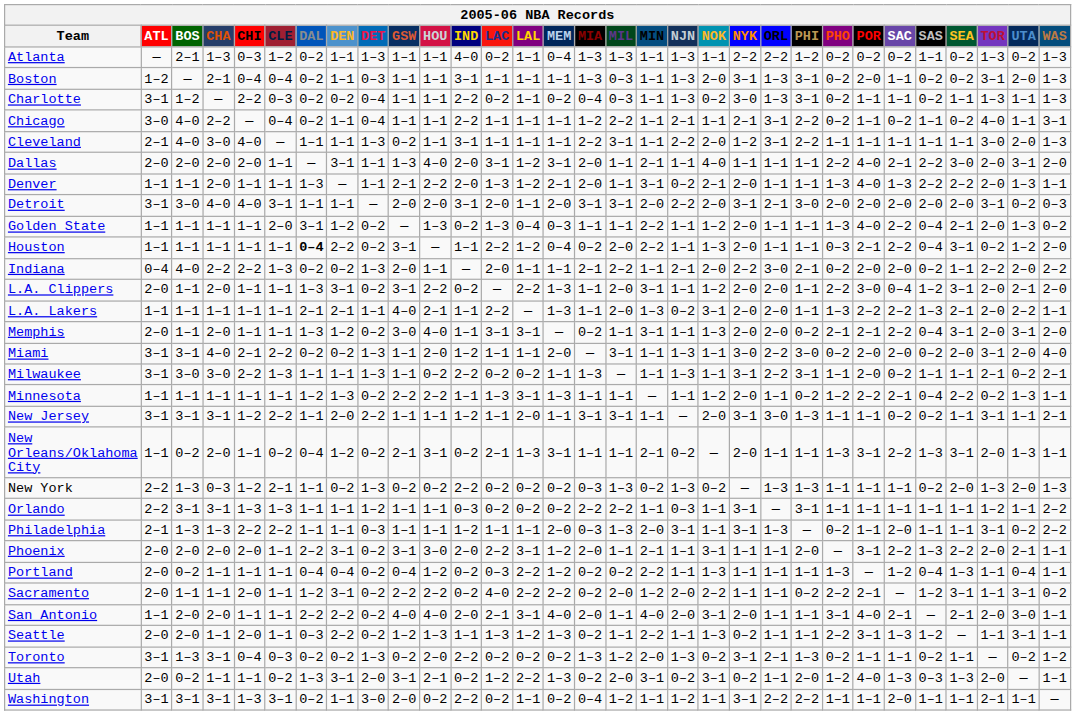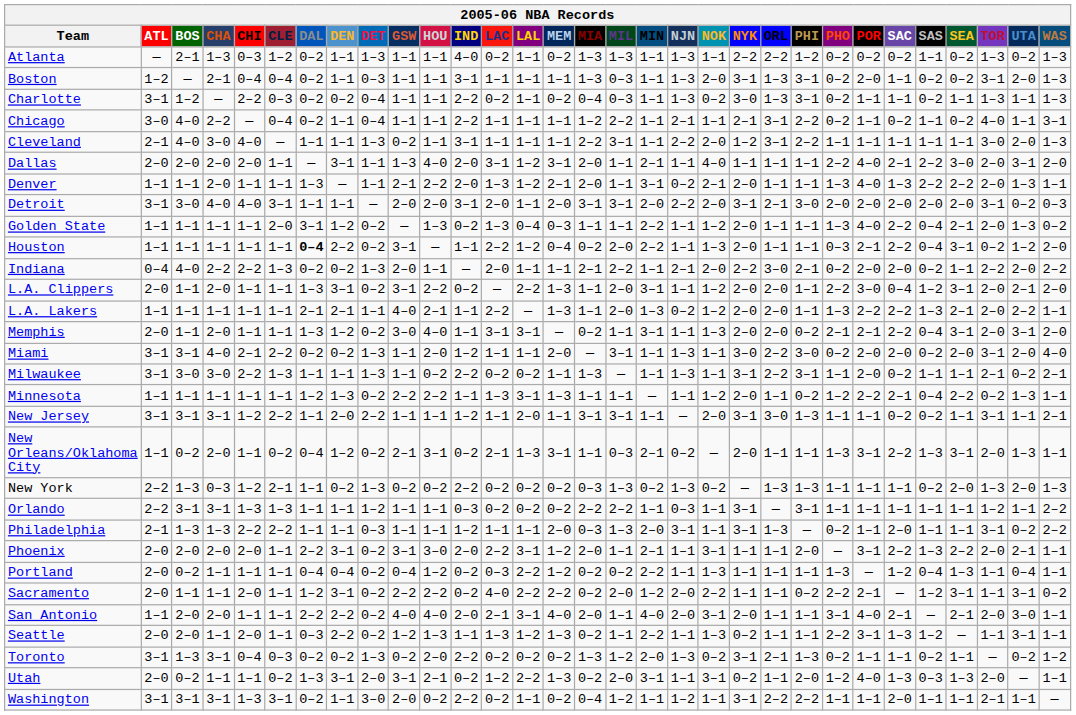(559, 58) 0–4 -> (559, 58) 0–2
(714, 311) 3–1 -> (714, 311) 1–2
(621, 453) 1–1 -> (621, 453) 0–3
(683, 679) 0–2 -> (683, 679) 1–1
